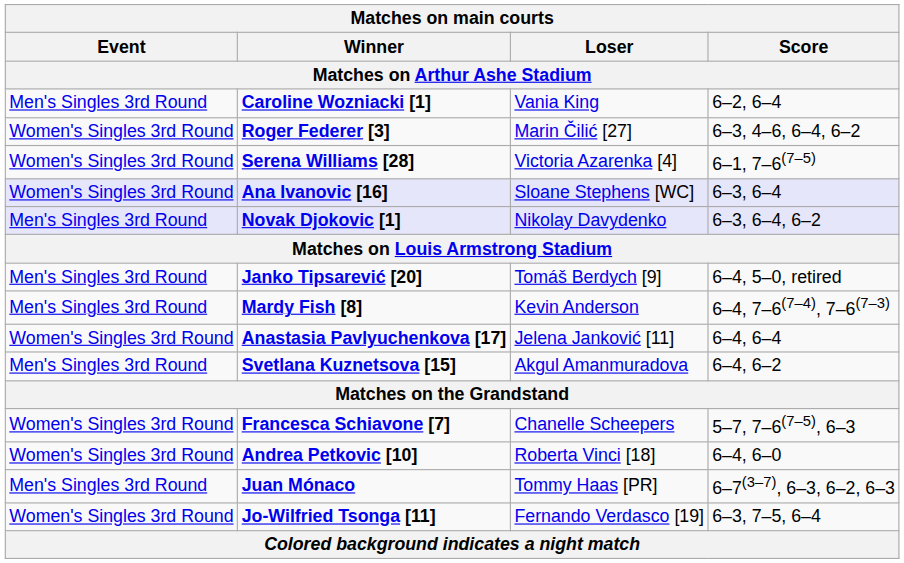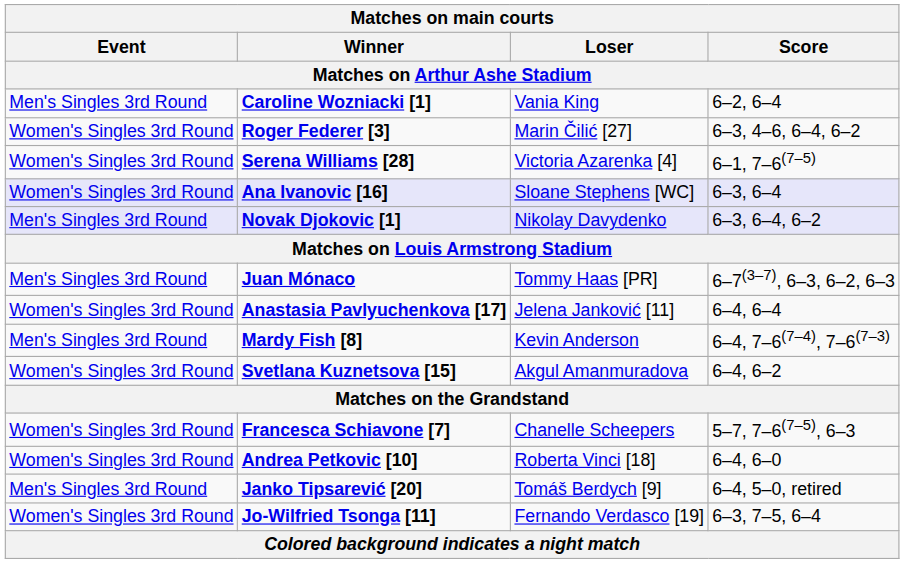rows swapped: (332, 276) <-> (298, 486)
rows swapped: (374, 338) <-> (302, 307)
(108, 366) Men's Singles 3rd Round -> (121, 370) Women's Singles 3rd Round
